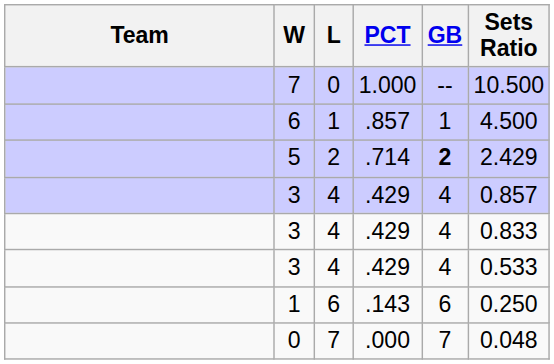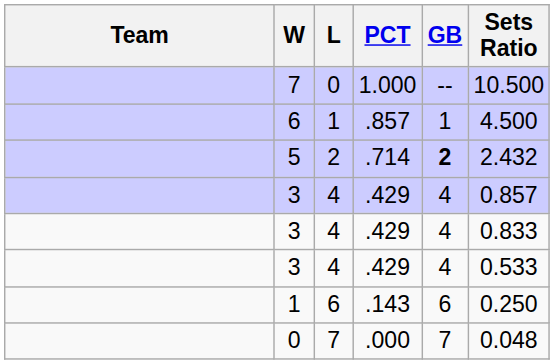(509, 158) 2.429 -> (509, 158) 2.432
